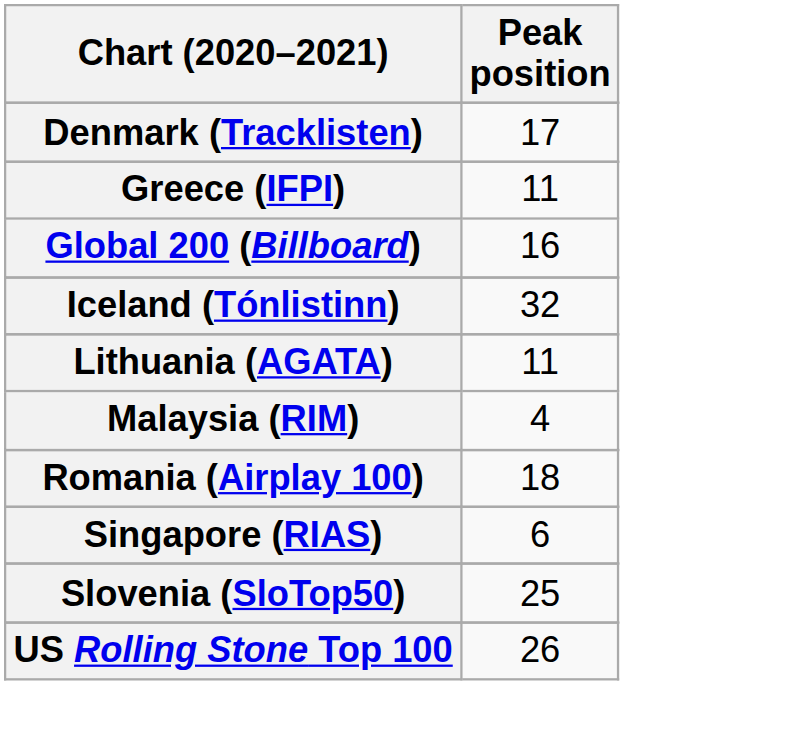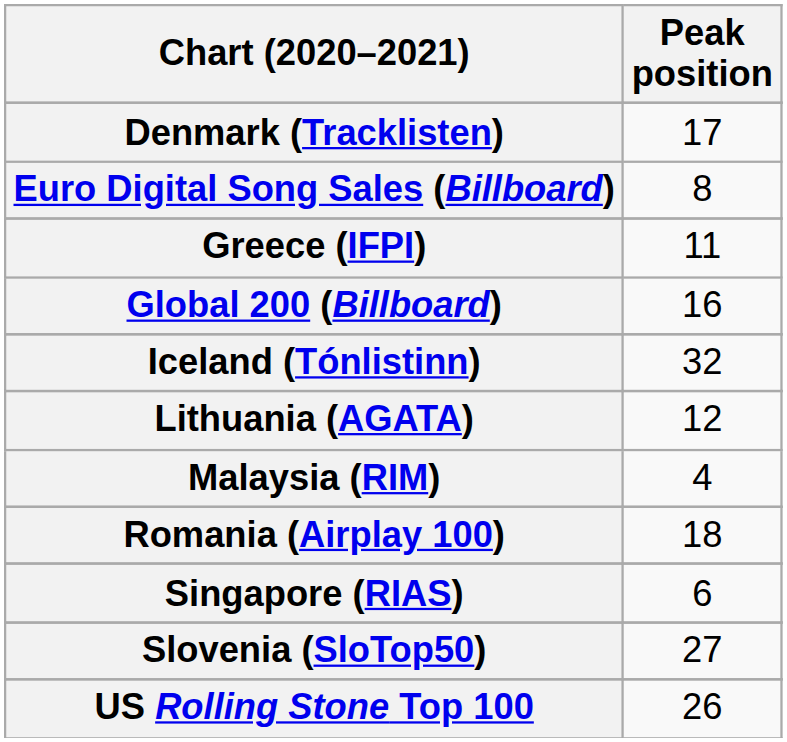+ row: (314, 189)
(540, 362) 11 -> (702, 419) 12
(540, 592) 25 -> (702, 650) 27
